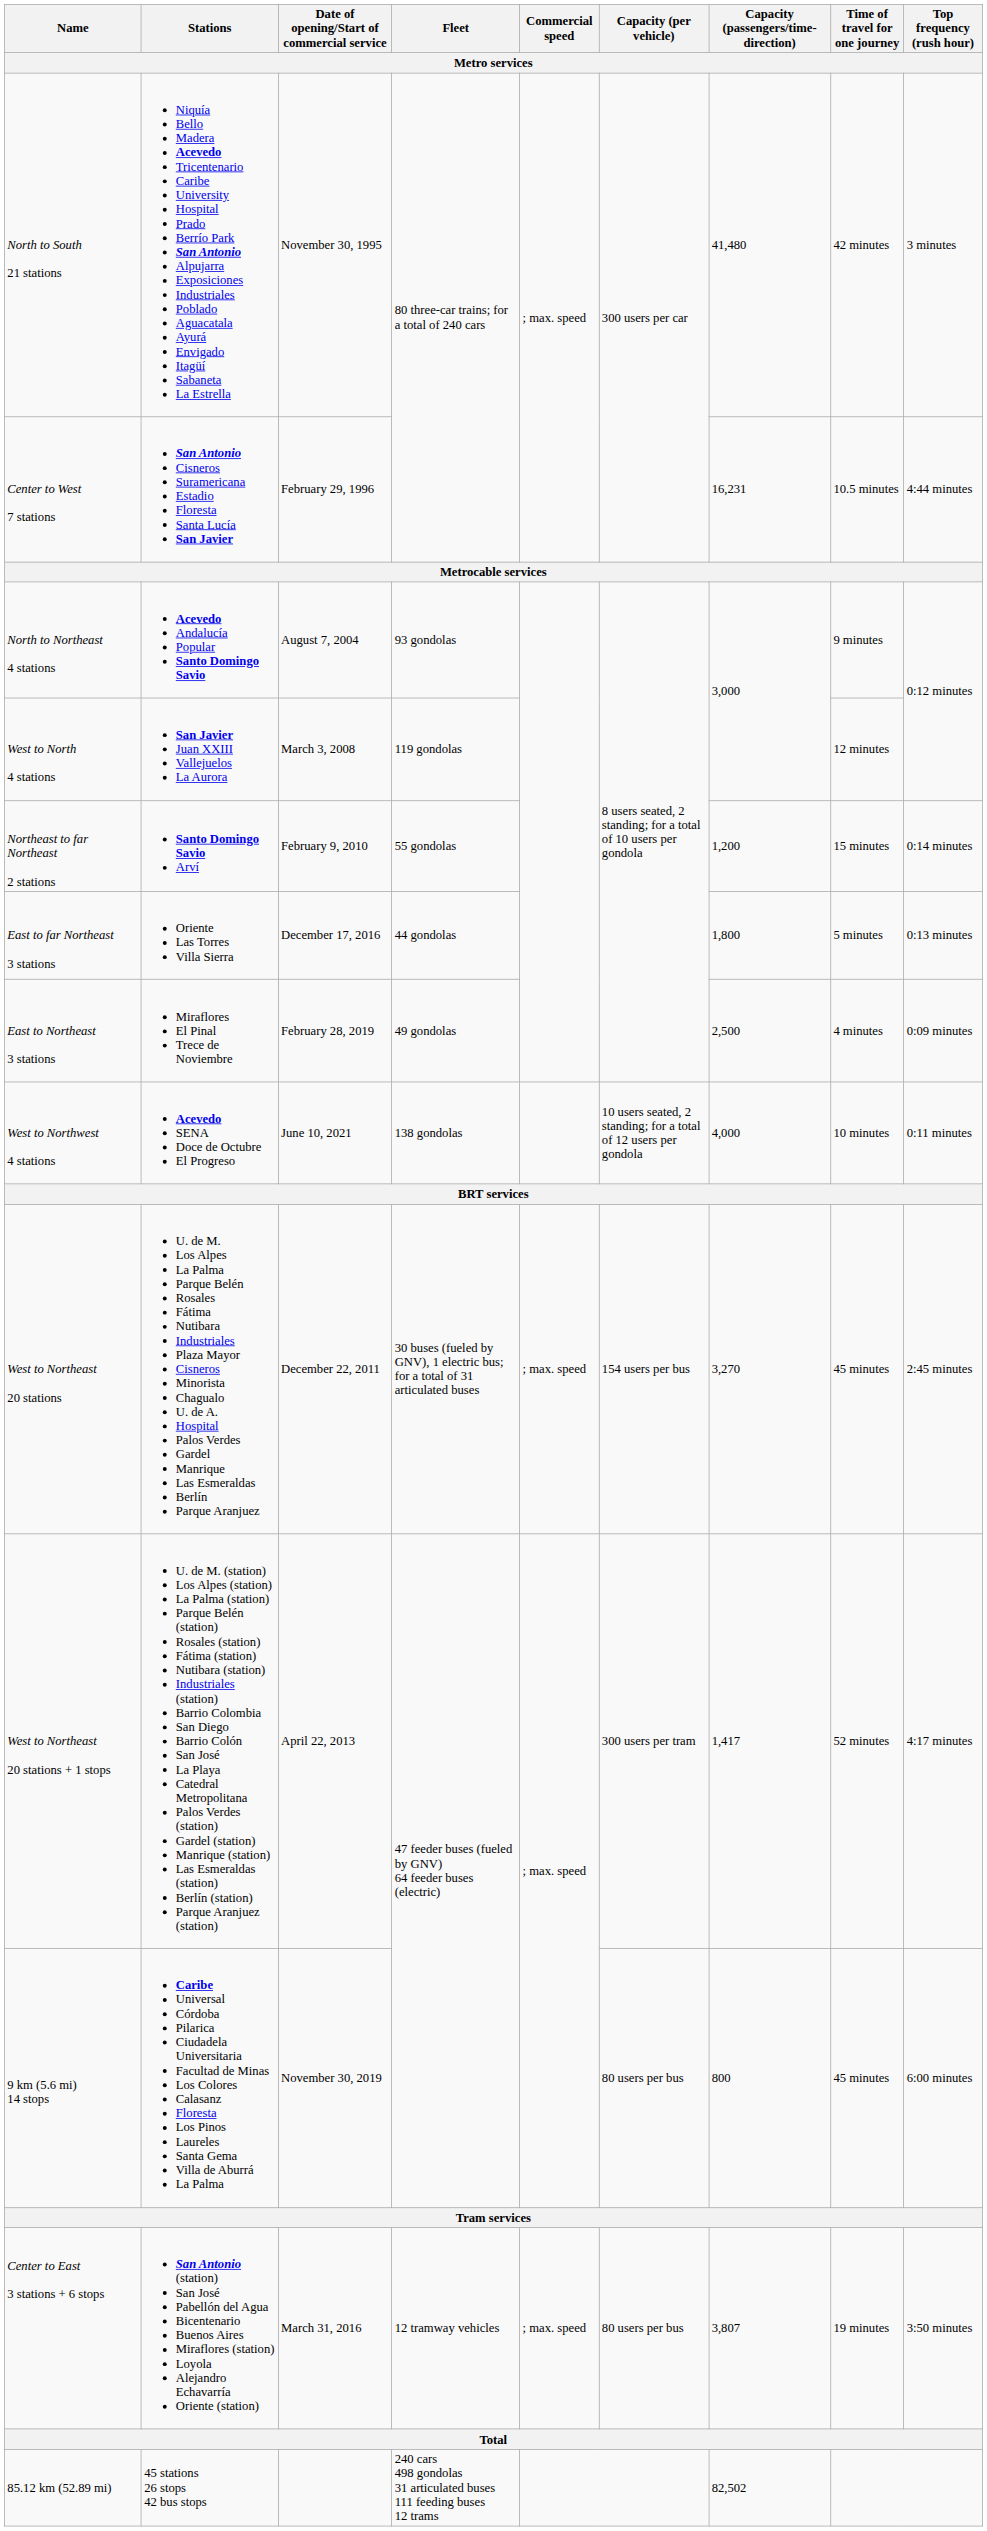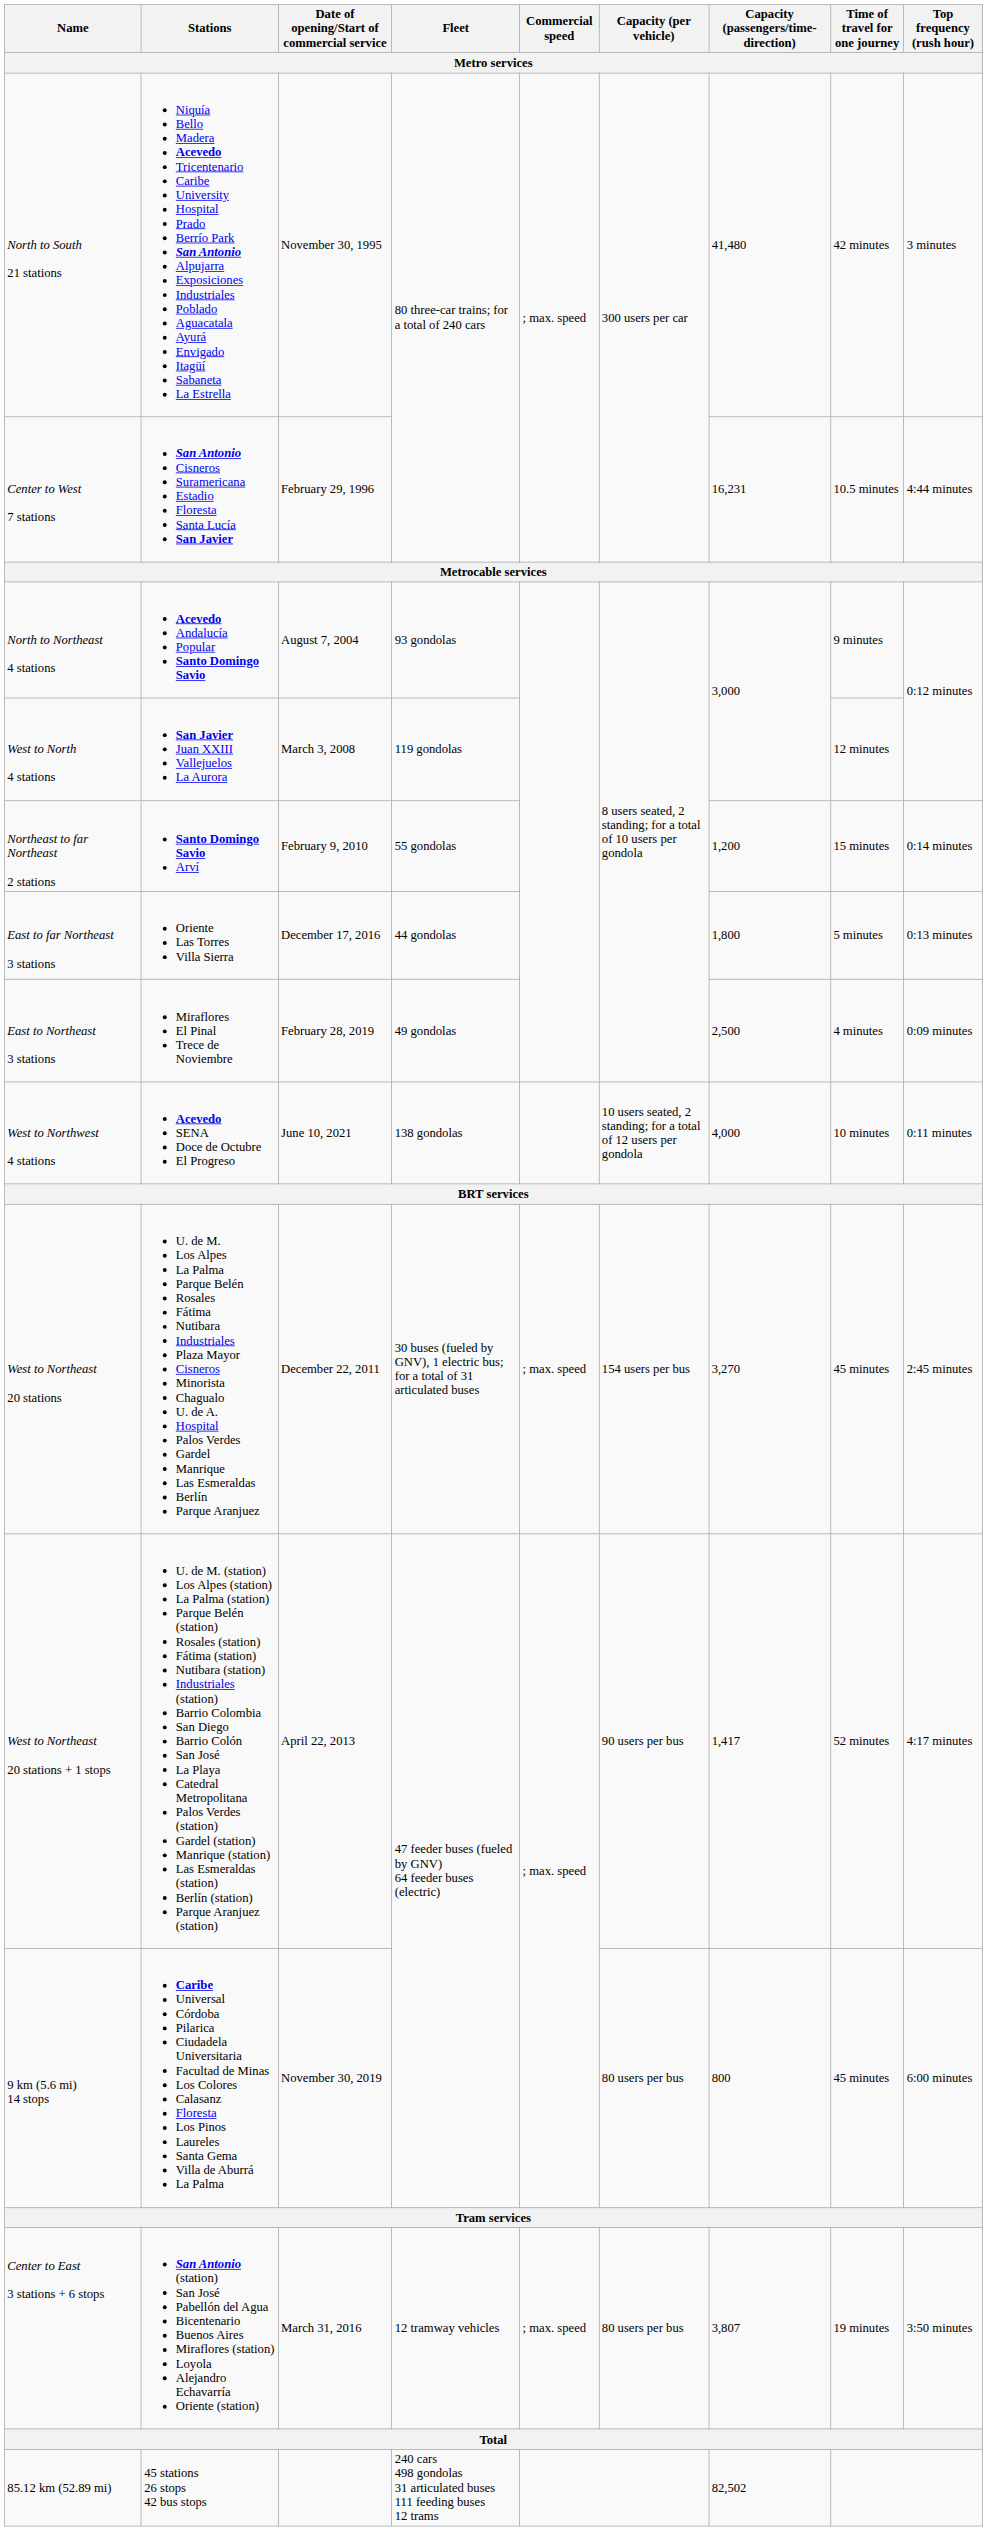(649, 1741) 300 users per tram -> (643, 1741) 90 users per bus
